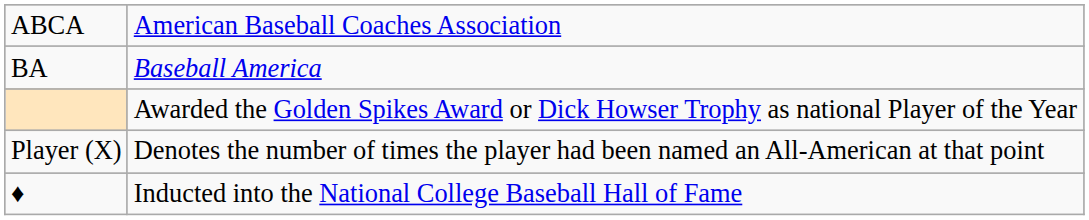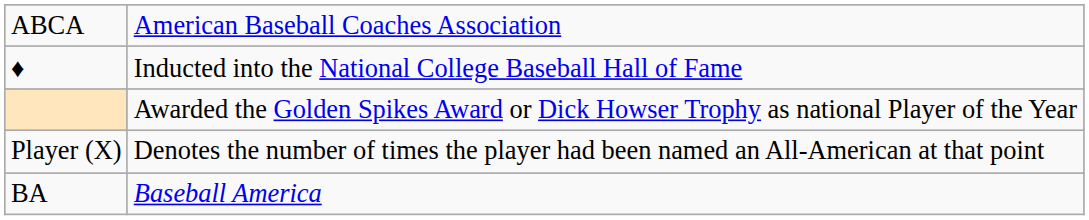rows swapped: (29, 67) <-> (18, 192)
